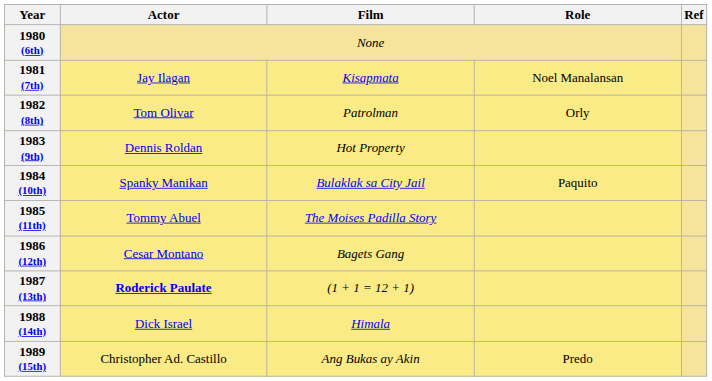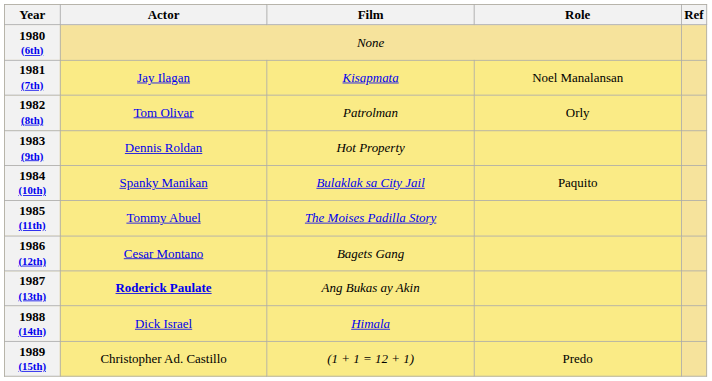(371, 288) (1 + 1 = 12 + 1) -> (371, 288) Ang Bukas ay Akin
(371, 358) Ang Bukas ay Akin -> (371, 358) (1 + 1 = 12 + 1)
